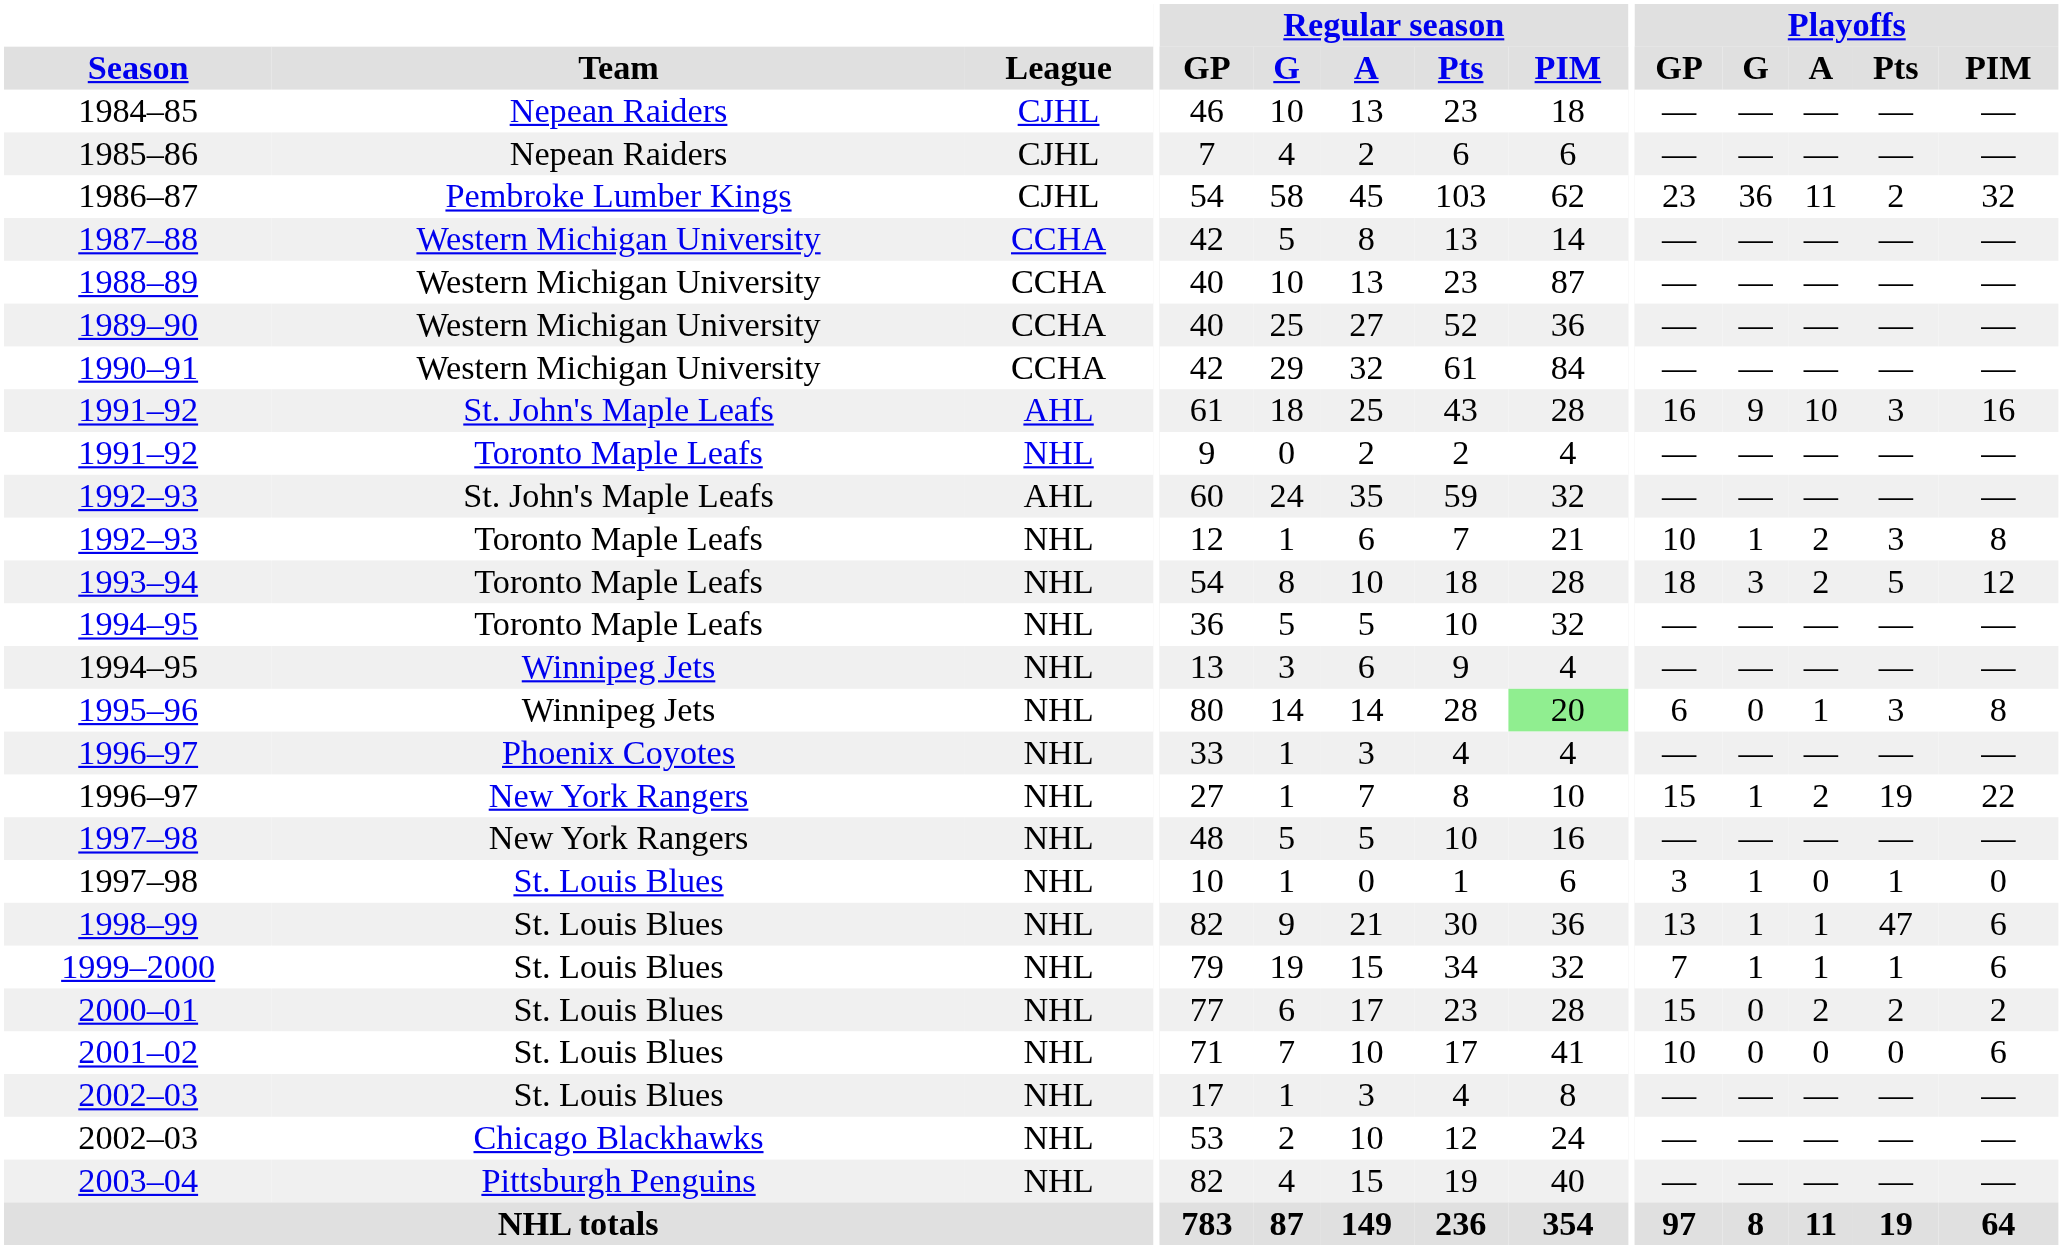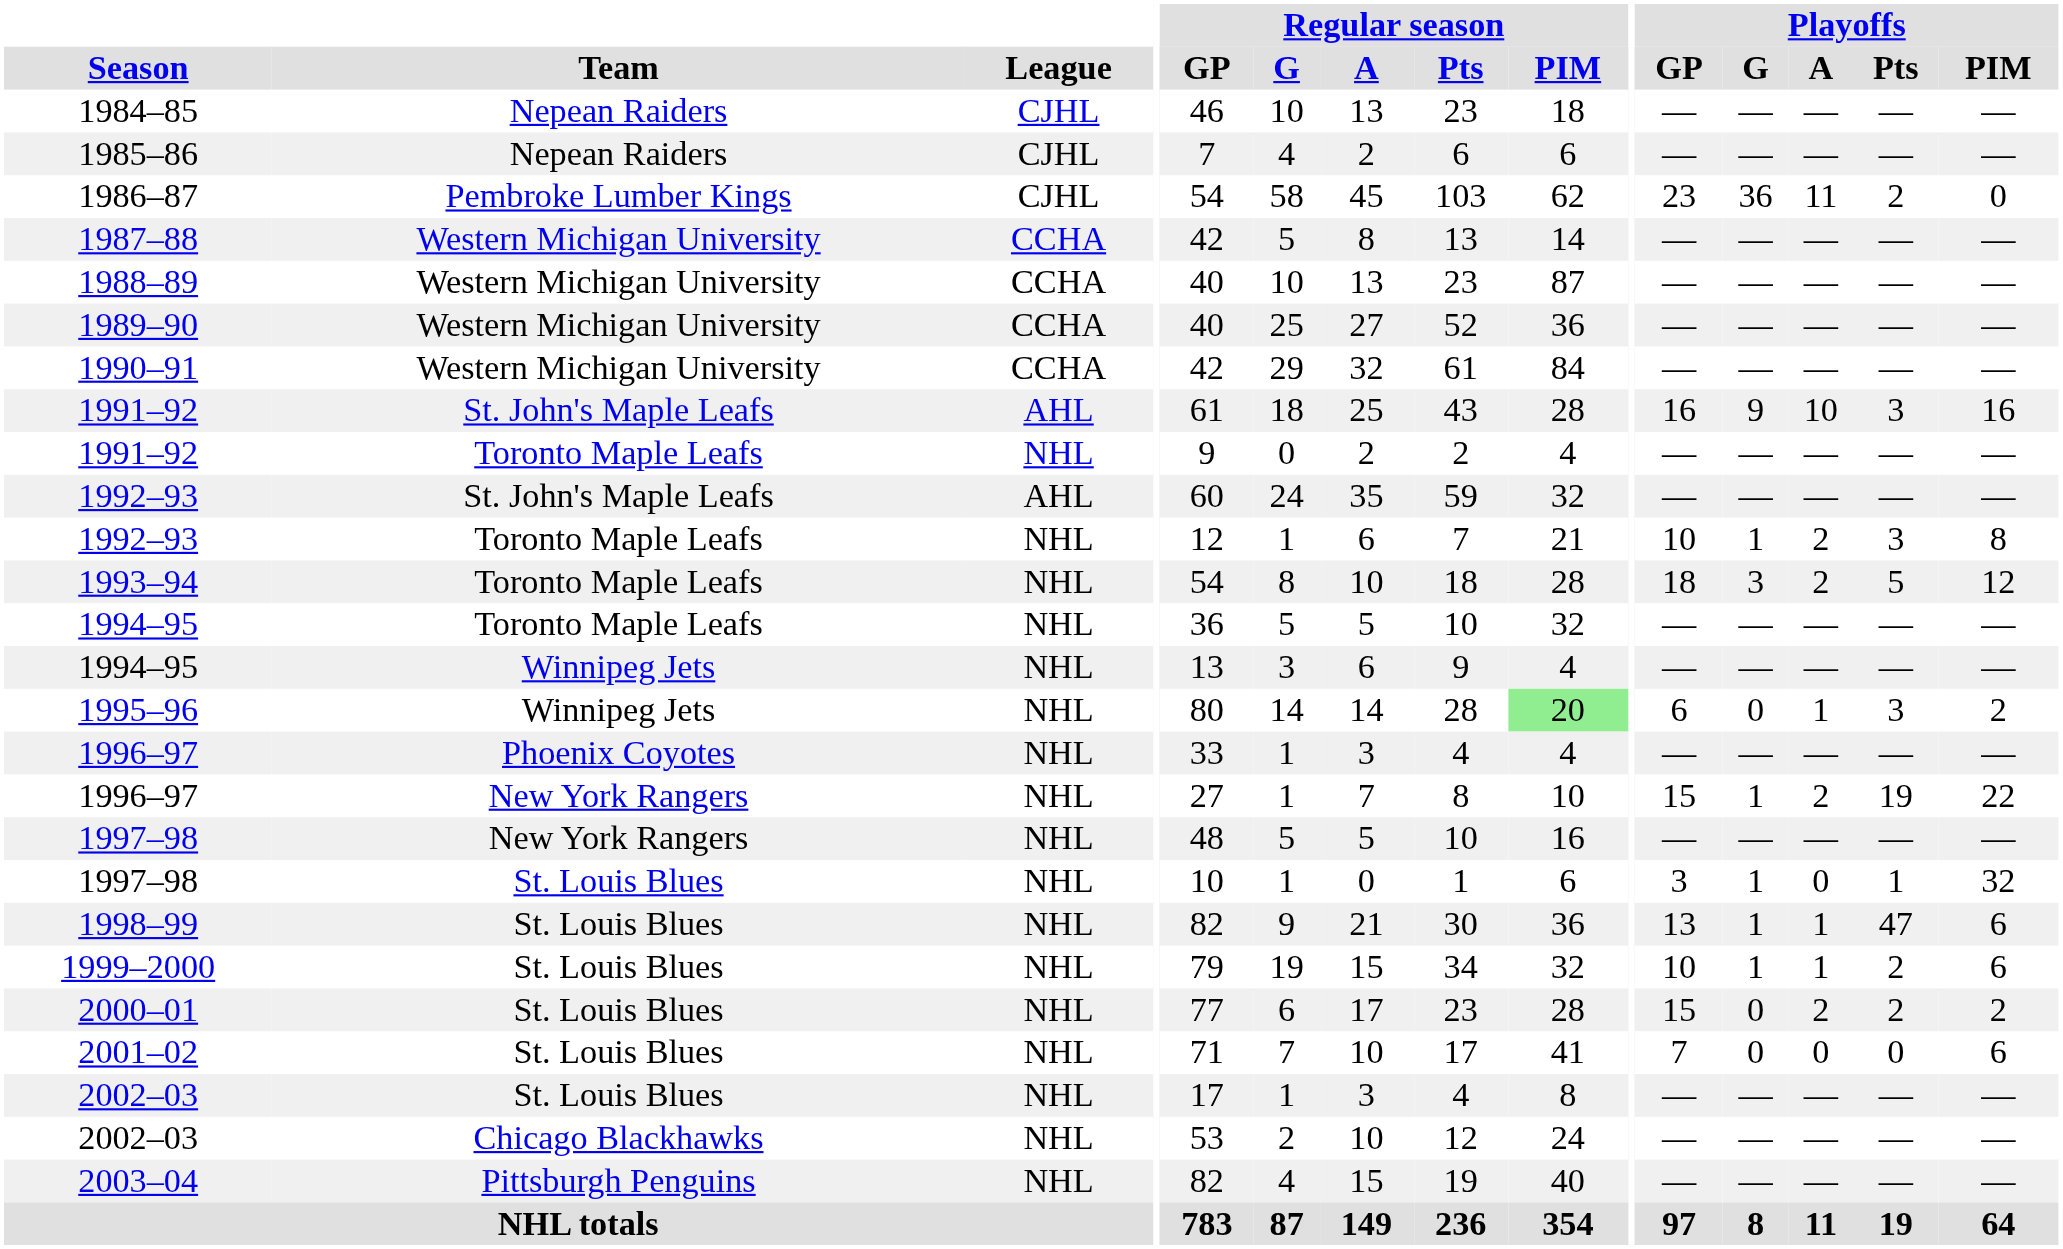(1998, 196) 32 -> (1998, 196) 0
(1998, 709) 8 -> (1998, 709) 2
(1998, 880) 0 -> (1998, 880) 32
(1679, 966) 7 -> (1679, 966) 10
(1896, 966) 1 -> (1896, 966) 2
(1679, 1052) 10 -> (1679, 1052) 7
